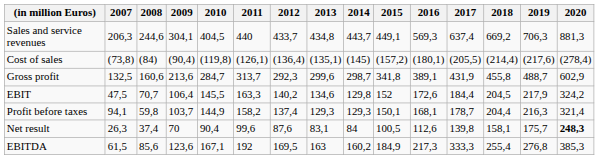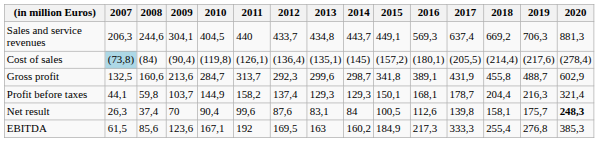(121, 59) no background -> (121, 59) lightblue background
- row: (19, 94)
(117, 111) 94,1 -> (117, 94) 44,1
